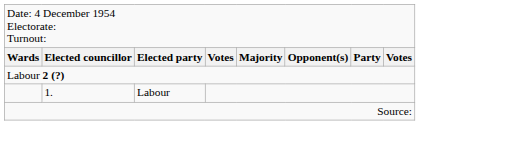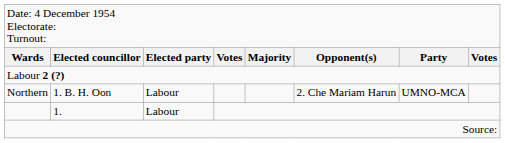+ row: (27, 93)
